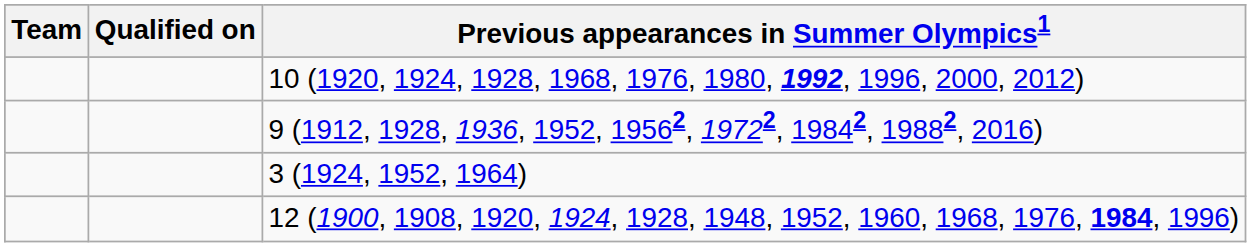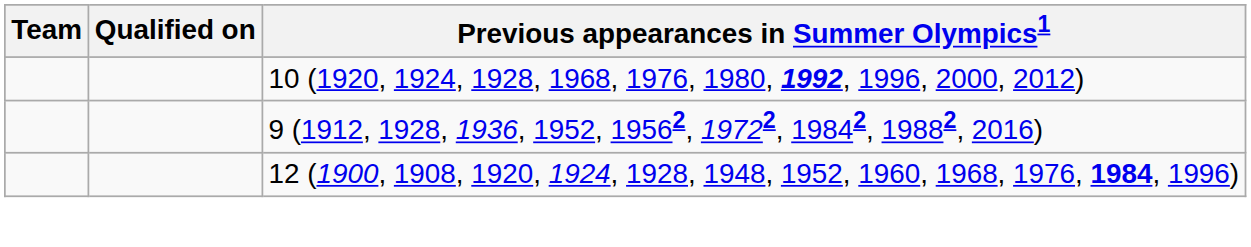- row: (398, 174)
